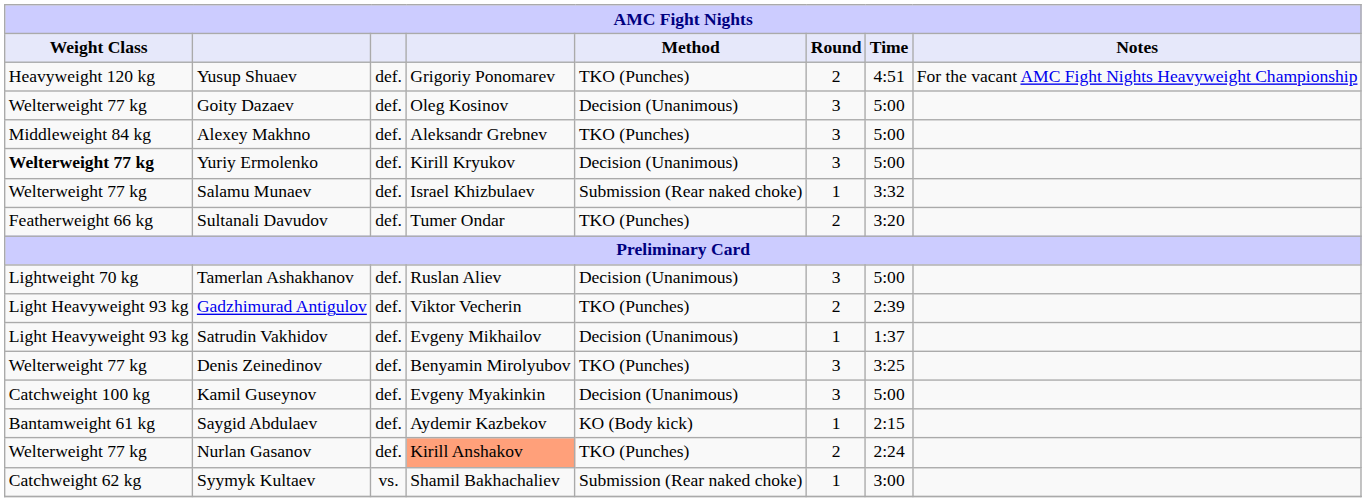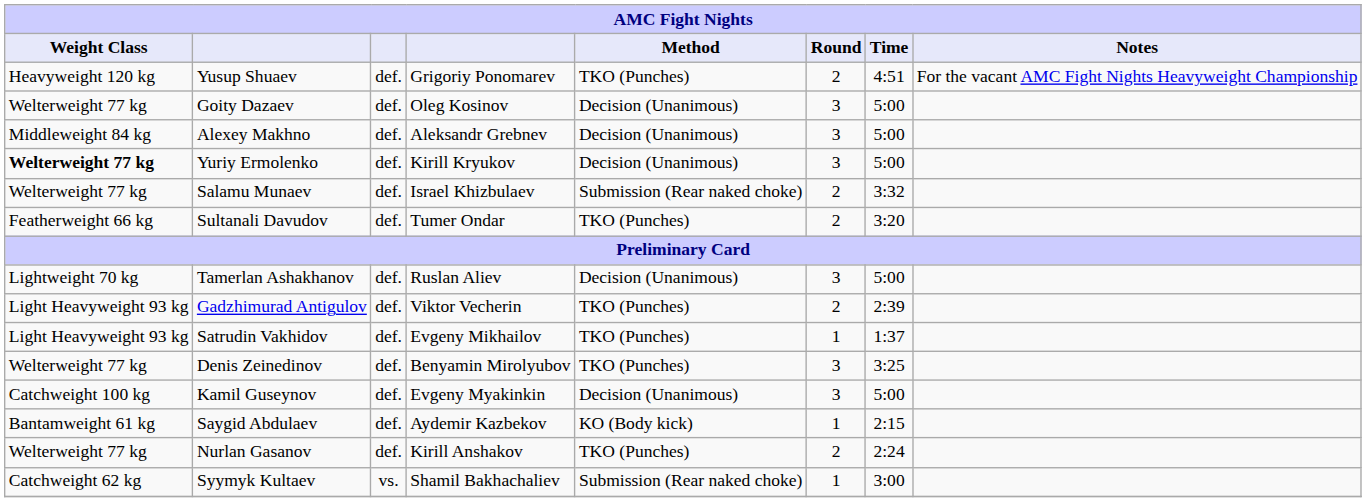(634, 134) TKO (Punches) -> (658, 134) Decision (Unanimous)
(836, 192) 1 -> (836, 192) 2
(658, 336) Decision (Unanimous) -> (634, 336) TKO (Punches)
(467, 452) lightsalmon background -> (467, 452) no background
